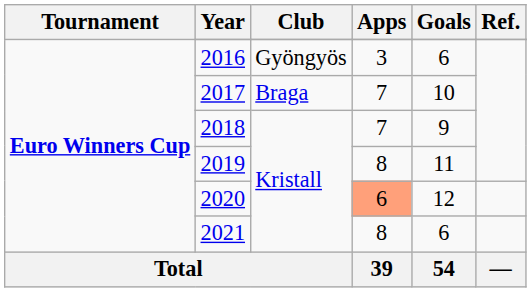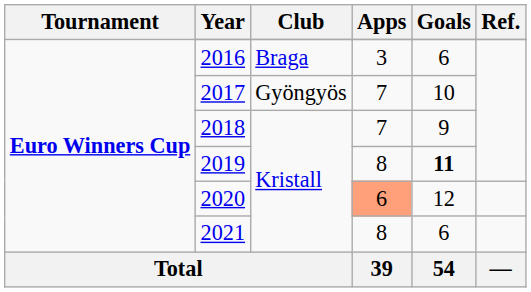(301, 57) Gyöngyös -> (282, 57) Braga
(282, 92) Braga -> (301, 92) Gyöngyös
(444, 163) normal -> (444, 163) bold
